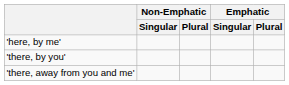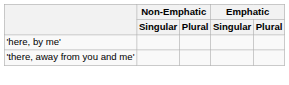- row: (36, 57)
